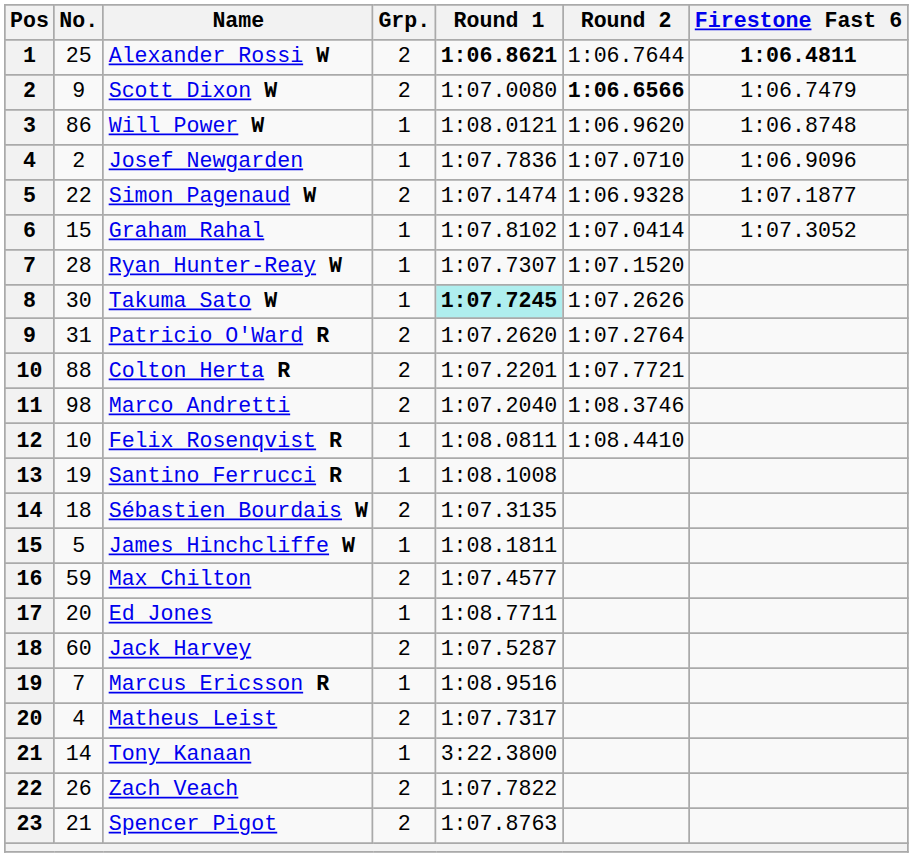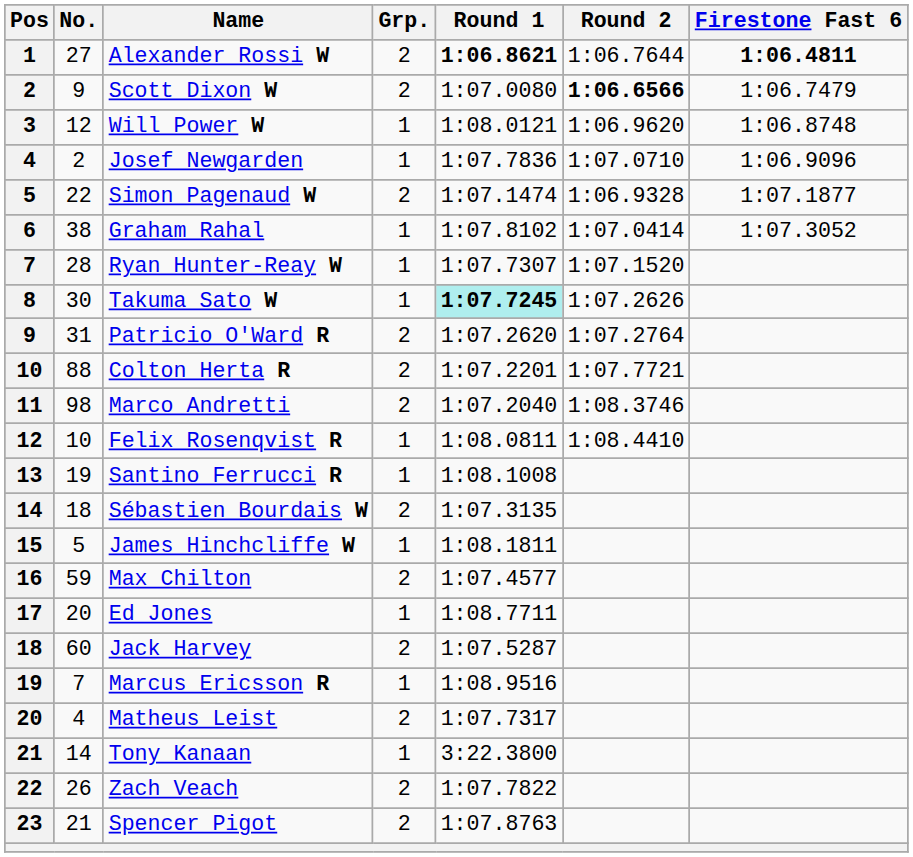(79, 58) 25 -> (79, 58) 27
(79, 127) 86 -> (79, 127) 12
(79, 232) 15 -> (79, 232) 38
